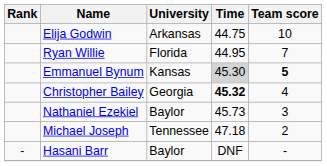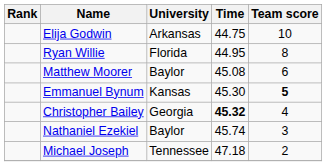(285, 53) 7 -> (285, 53) 8
+ row: (88, 72)
(230, 72) lightgrey background -> (230, 92) no background
(230, 111) 45.73 -> (230, 131) 45.74
- row: (76, 151)
